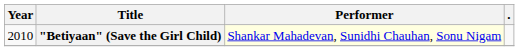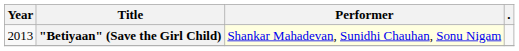(20, 35) 2010 -> (20, 35) 2013
